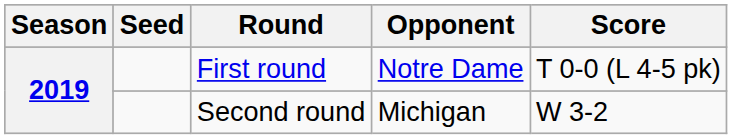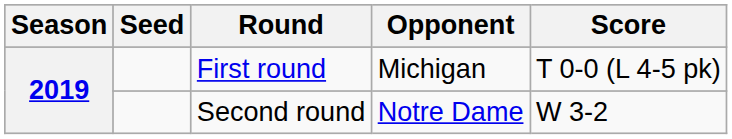(451, 68) Notre Dame -> (432, 68) Michigan
(432, 111) Michigan -> (451, 111) Notre Dame
